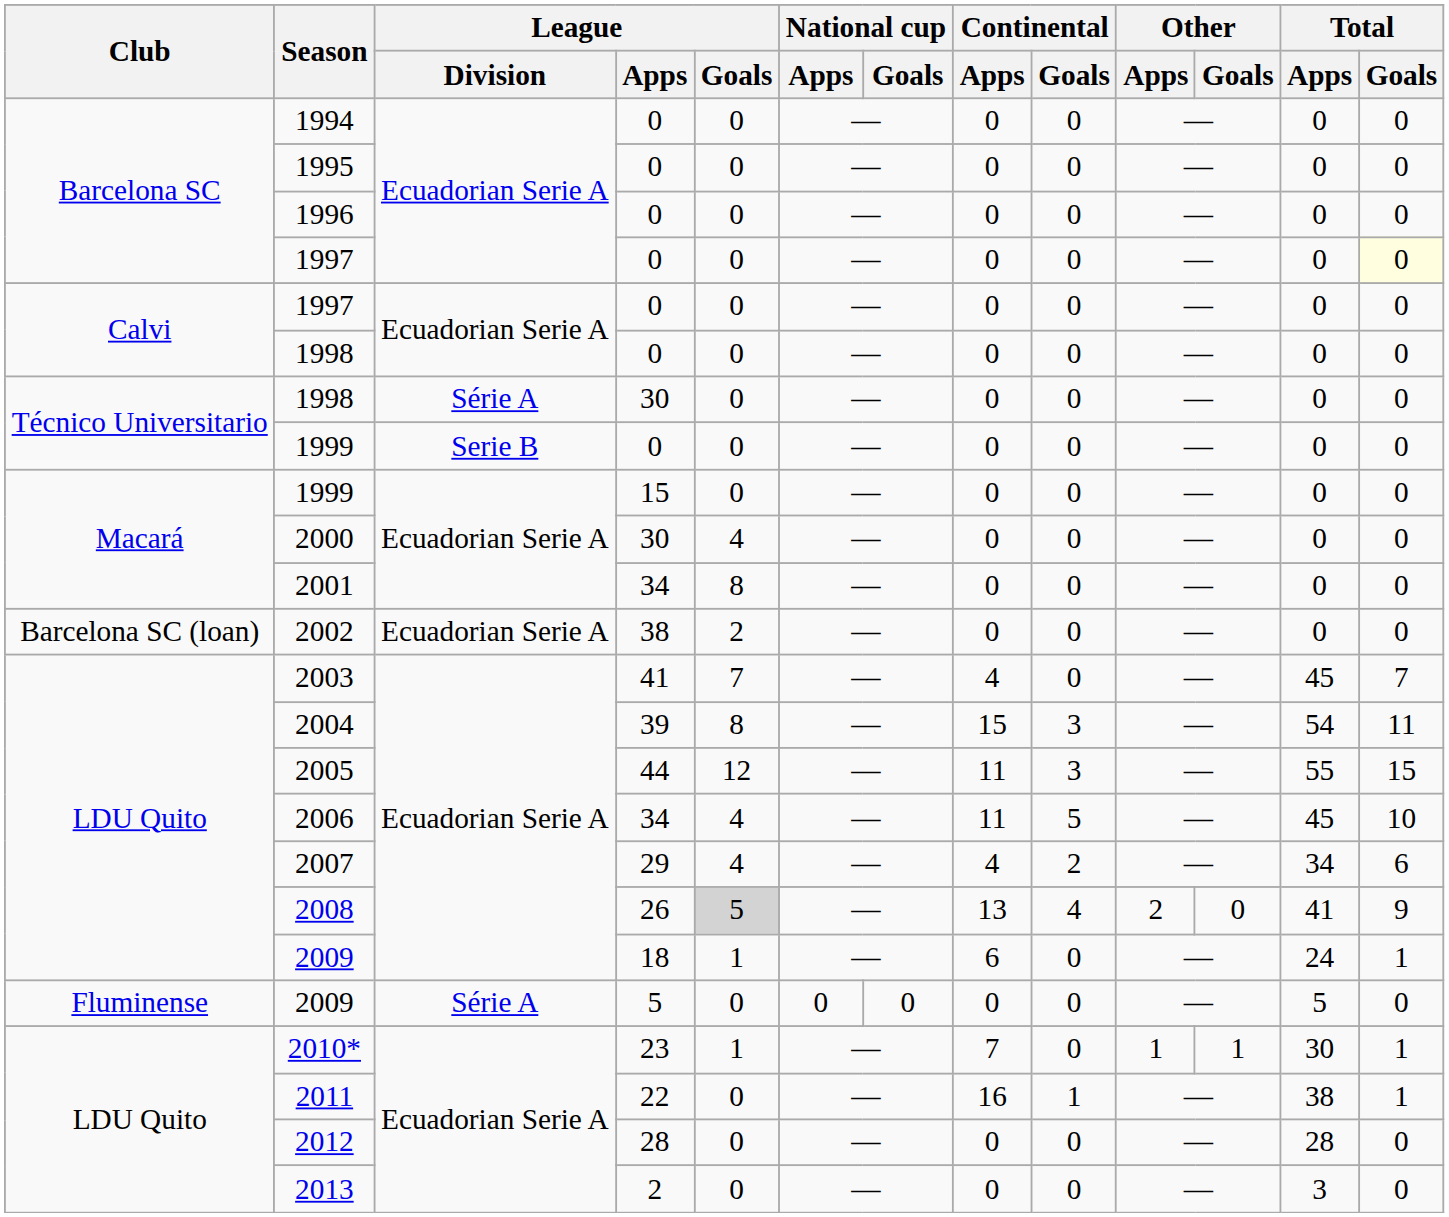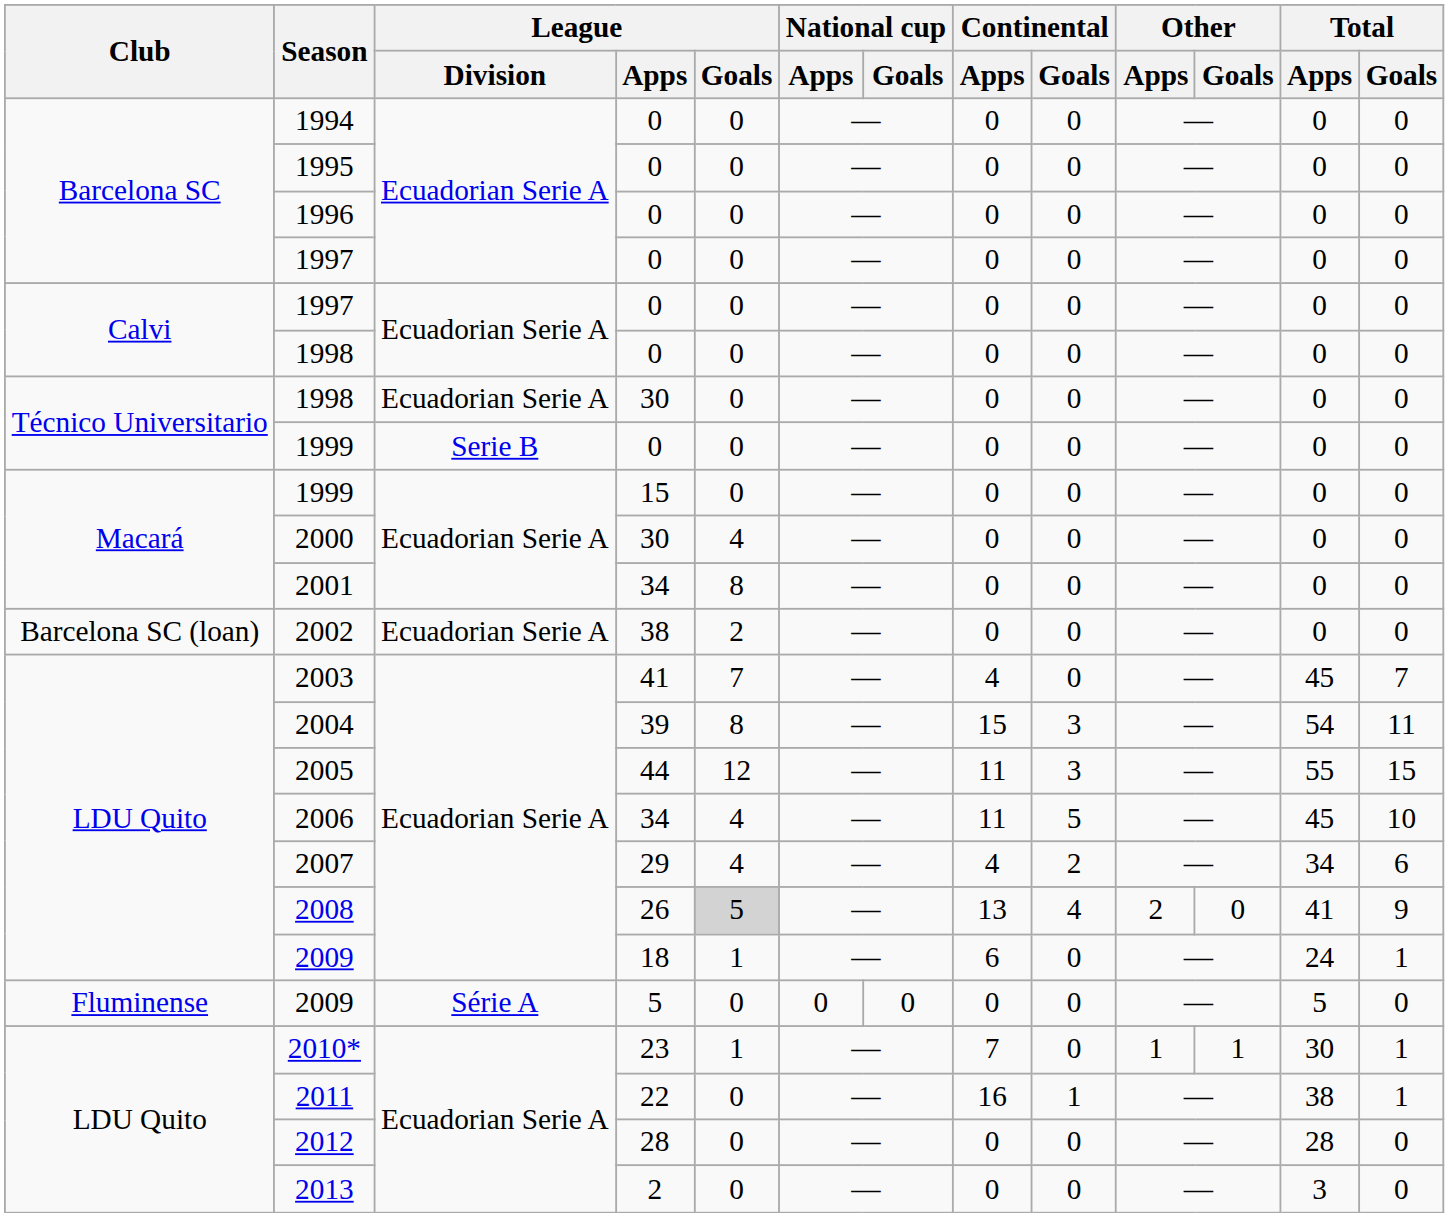(1401, 259) lightyellow background -> (1401, 259) no background
(495, 399) Série A -> (495, 399) Ecuadorian Serie A
